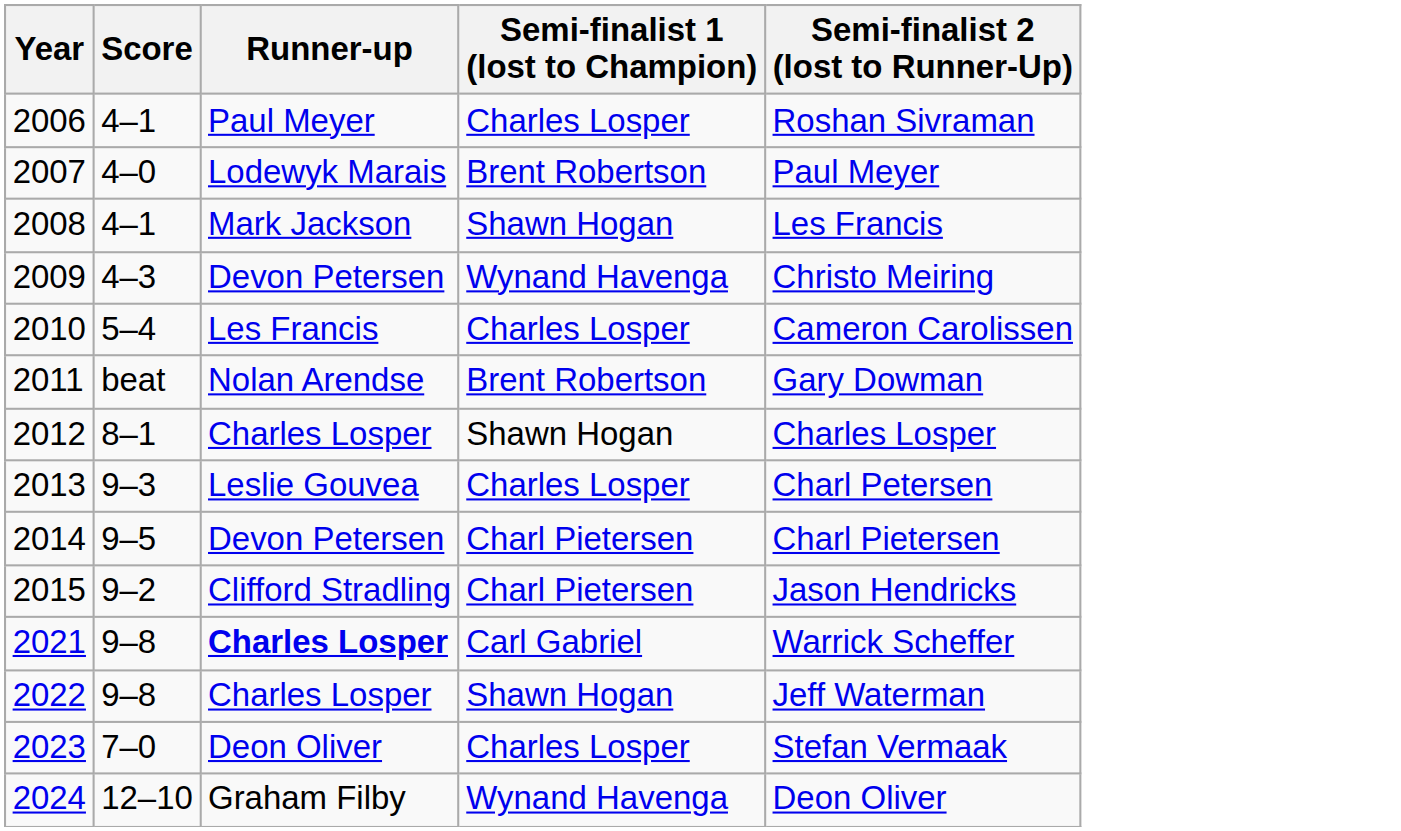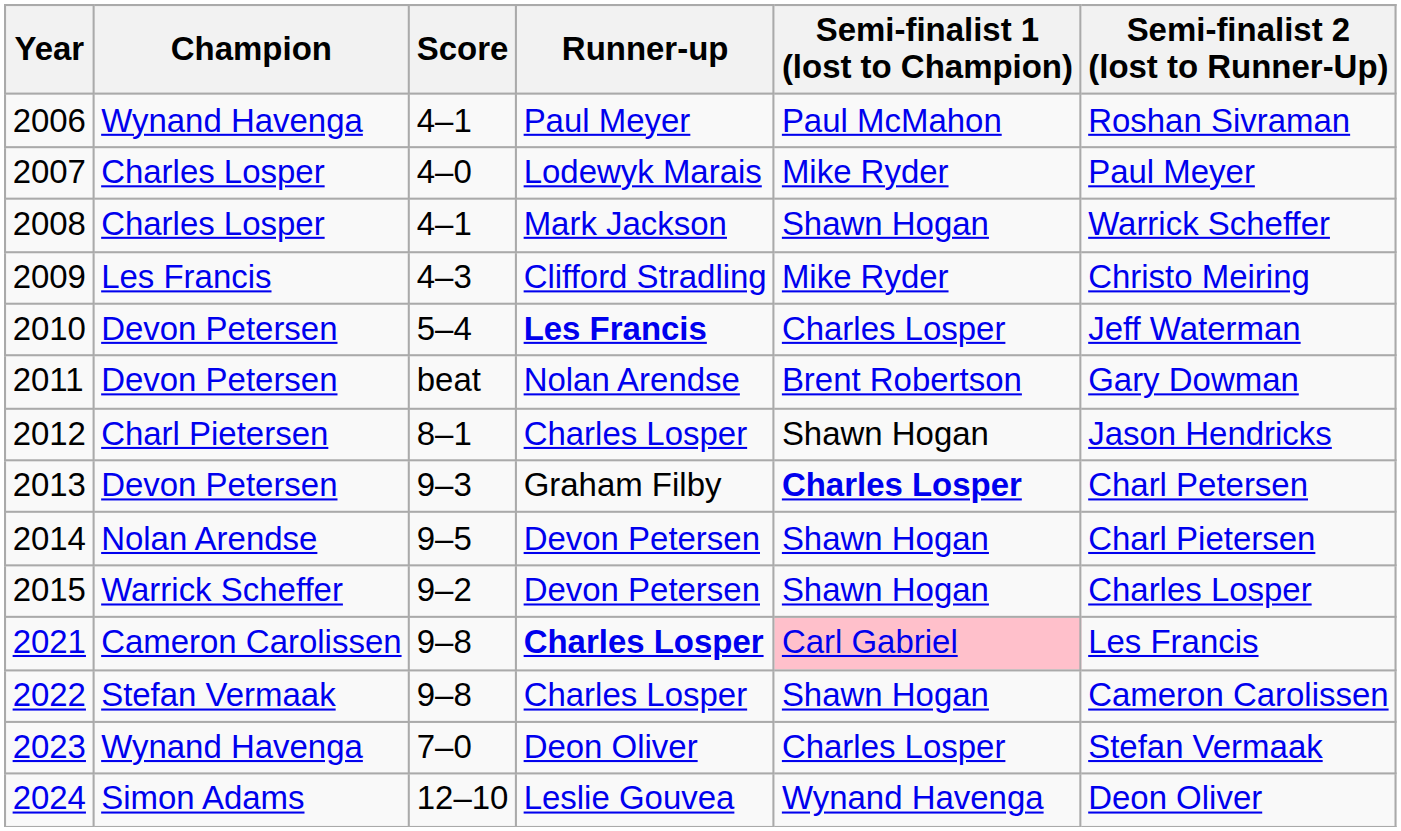+ column: (251, 49)
(578, 119) Charles Losper -> (892, 119) Paul McMahon
(586, 172) Brent Robertson -> (865, 172) Mike Ryder
(858, 224) Les Francis -> (1209, 224) Warrick Scheffer
(326, 276) Devon Petersen -> (645, 276) Clifford Stradling
(597, 276) Wynand Havenga -> (865, 276) Mike Ryder
(293, 329) normal -> (615, 329) bold
(923, 329) Cameron Carolissen -> (1194, 329) Jeff Waterman
(884, 433) Charles Losper -> (1210, 433) Jason Hendricks
(313, 485) Leslie Gouvea -> (623, 485) Graham Filby
(578, 485) normal -> (902, 485) bold
(580, 538) Charl Pietersen -> (885, 538) Shawn Hogan
(330, 590) Clifford Stradling -> (642, 590) Devon Petersen
(580, 590) Charl Pietersen -> (885, 590) Shawn Hogan
(894, 590) Jason Hendricks -> (1200, 590) Charles Losper
(554, 642) no background -> (870, 642) pink background
(893, 642) Warrick Scheffer -> (1173, 642) Les Francis
(879, 694) Jeff Waterman -> (1238, 694) Cameron Carolissen
(307, 799) Graham Filby -> (629, 799) Leslie Gouvea
